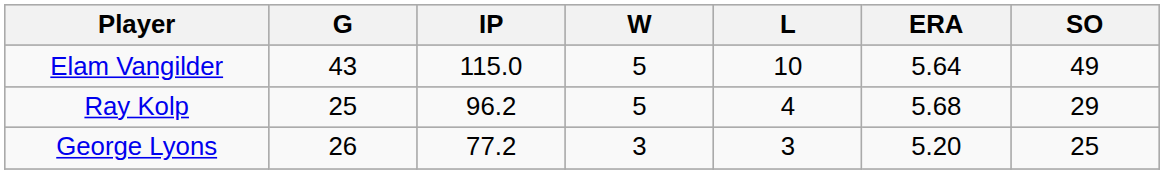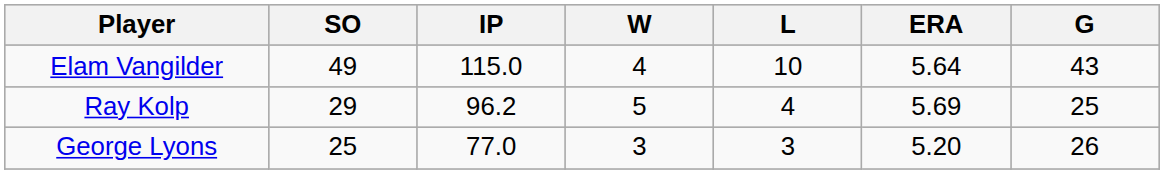columns swapped: (343, 24) <-> (1085, 24)
(640, 65) 5 -> (640, 65) 4
(936, 106) 5.68 -> (936, 106) 5.69
(491, 147) 77.2 -> (491, 147) 77.0
